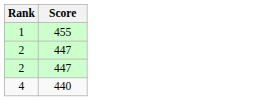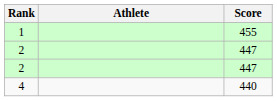+ column: (131, 13)
